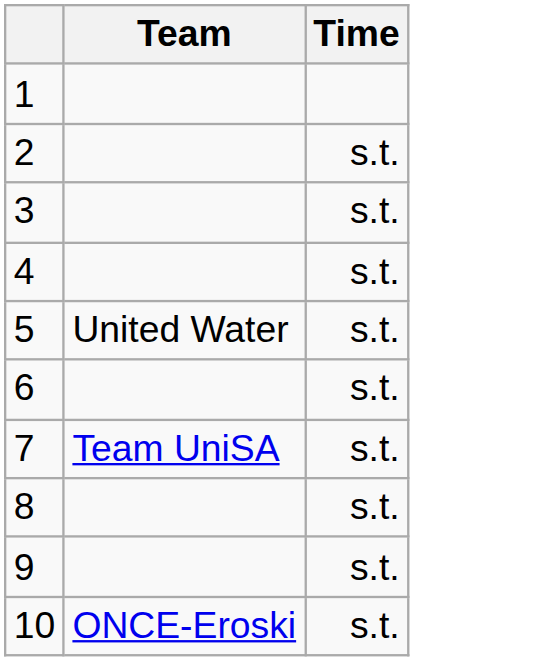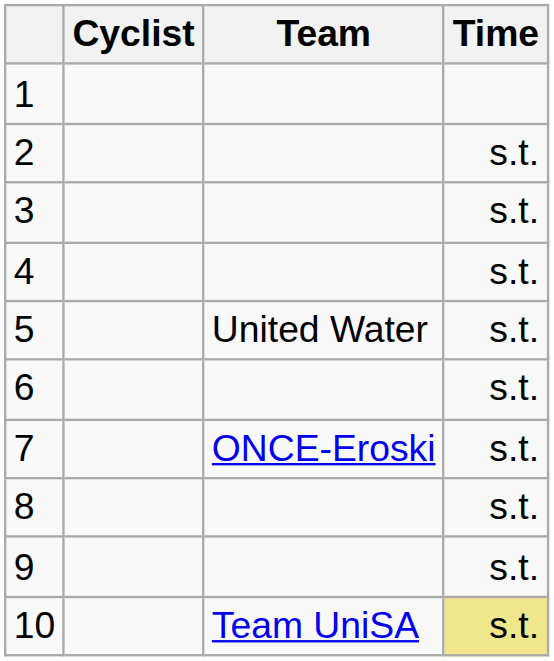+ column: (134, 34)
(176, 447) Team UniSA -> (324, 447) ONCE-Eroski
(184, 625) ONCE-Eroski -> (315, 625) Team UniSA
(375, 625) no background -> (514, 625) khaki background
